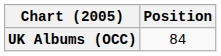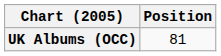(178, 40) 84 -> (178, 40) 81
